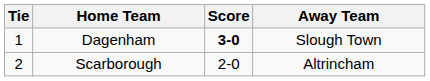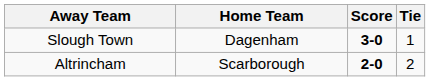columns swapped: (19, 16) <-> (339, 16)
(229, 64) normal -> (372, 64) bold
